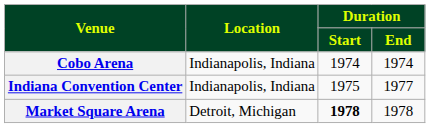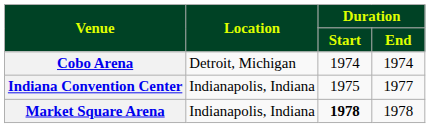(252, 63) Indianapolis, Indiana -> (243, 63) Detroit, Michigan
(243, 110) Detroit, Michigan -> (252, 110) Indianapolis, Indiana
